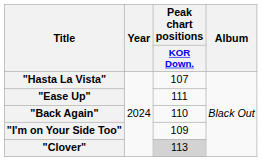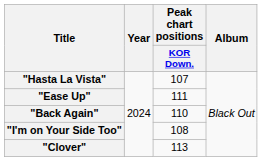(180, 131) 109 -> (180, 131) 108
(180, 148) lightgrey background -> (180, 148) no background
